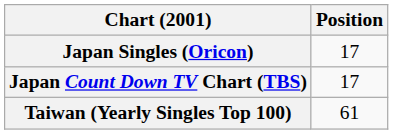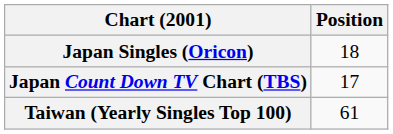(350, 50) 17 -> (350, 50) 18
